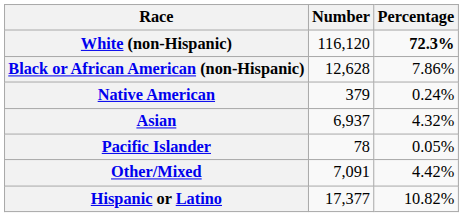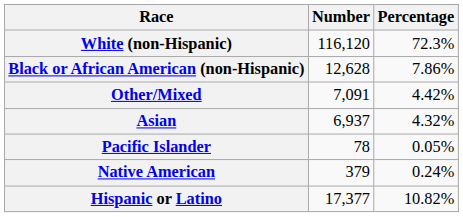(432, 43) bold -> (433, 43) normal
rows swapped: (156, 95) <-> (156, 172)
